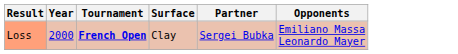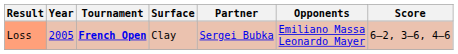+ column: (410, 13)
(61, 35) 2000 -> (61, 35) 2005
